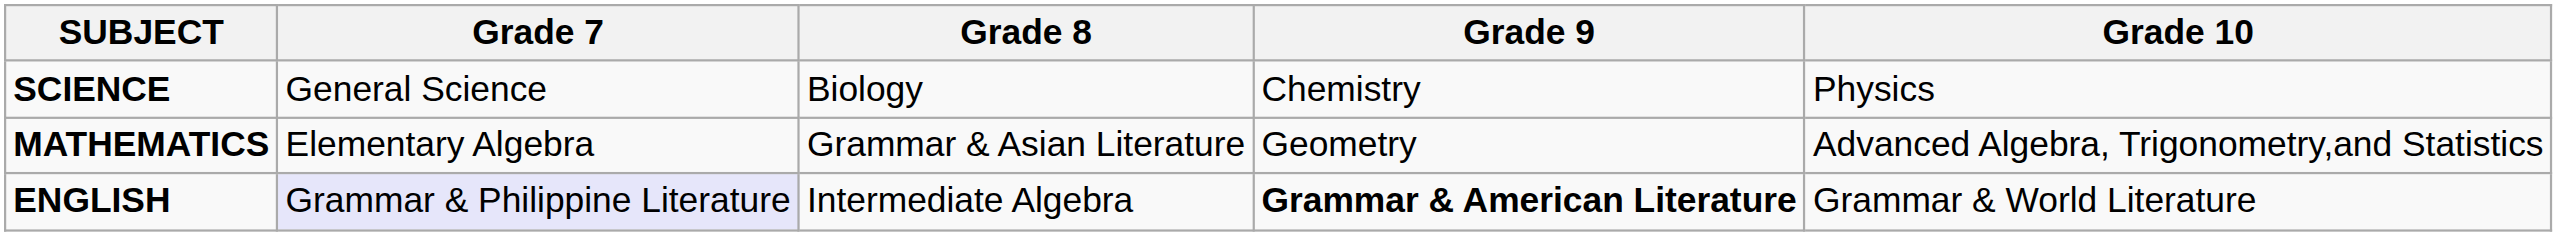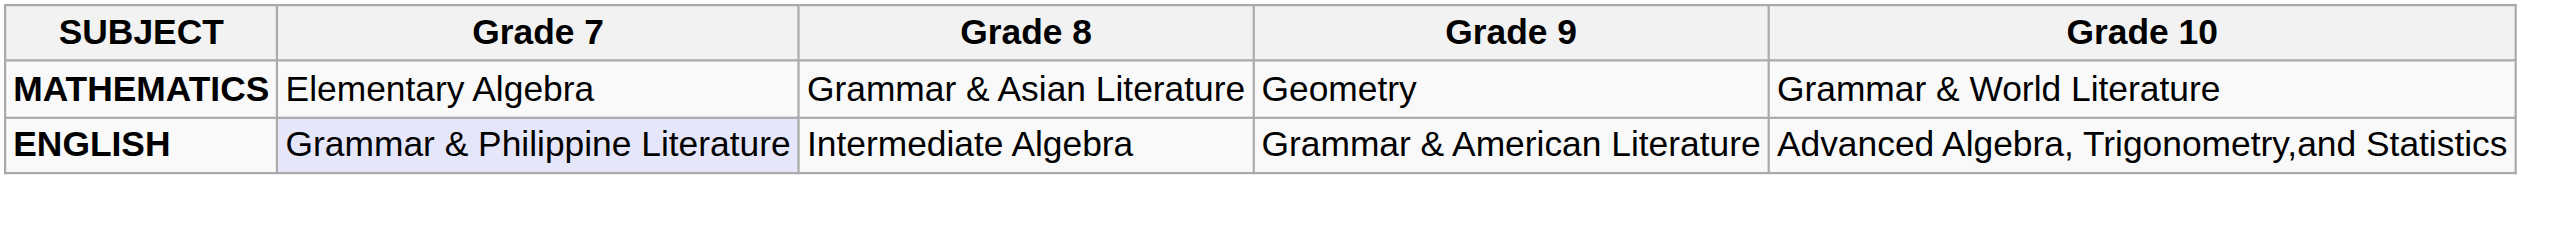- row: (92, 88)
(2178, 144) Advanced Algebra, Trigonometry,and Statistics -> (1999, 88) Grammar & World Literature
(1529, 200) bold -> (1511, 144) normal
(2035, 200) Grammar & World Literature -> (2142, 144) Advanced Algebra, Trigonometry,and Statistics
